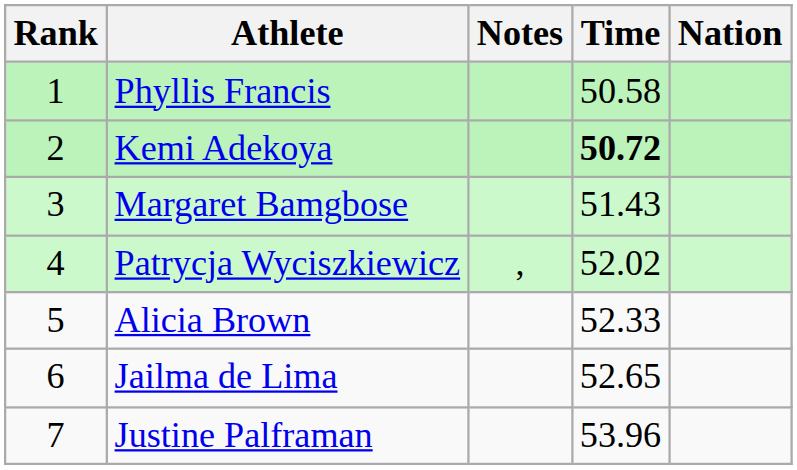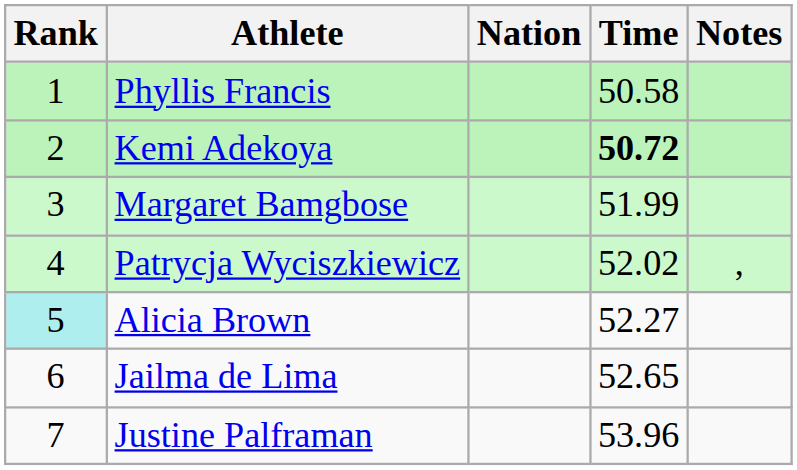columns swapped: (730, 33) <-> (520, 33)
(621, 205) 51.43 -> (639, 205) 51.99
(56, 319) no background -> (56, 319) paleturquoise background
(621, 319) 52.33 -> (639, 319) 52.27
